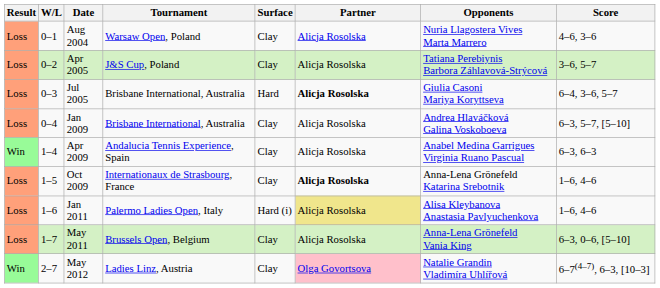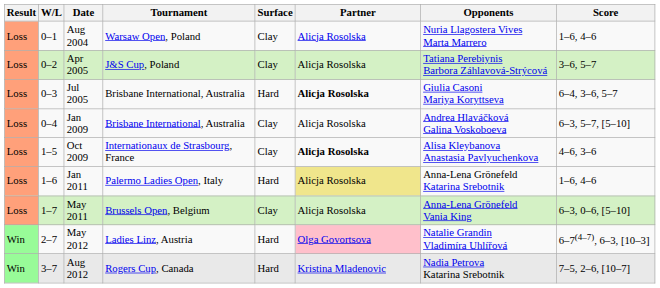(577, 36) 4–6, 3–6 -> (577, 36) 1–6, 4–6
- row: (77, 152)
(470, 181) Anna-Lena Grönefeld Katarina Srebotnik -> (481, 152) Alisa Kleybanova Anastasia Pavlyuchenkova
(577, 181) 1–6, 4–6 -> (577, 152) 4–6, 3–6
(275, 210) Hard (i) -> (268, 181) Hard
(481, 210) Alisa Kleybanova Anastasia Pavlyuchenkova -> (470, 181) Anna-Lena Grönefeld Katarina Srebotnik
(268, 268) Clay -> (268, 239) Hard
+ row: (77, 268)
